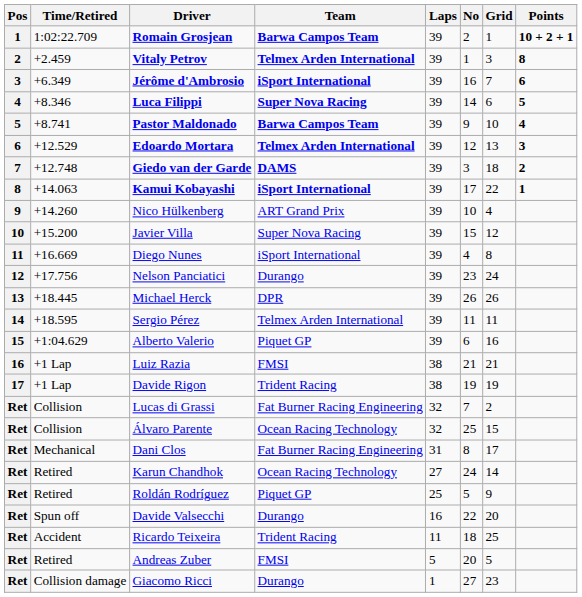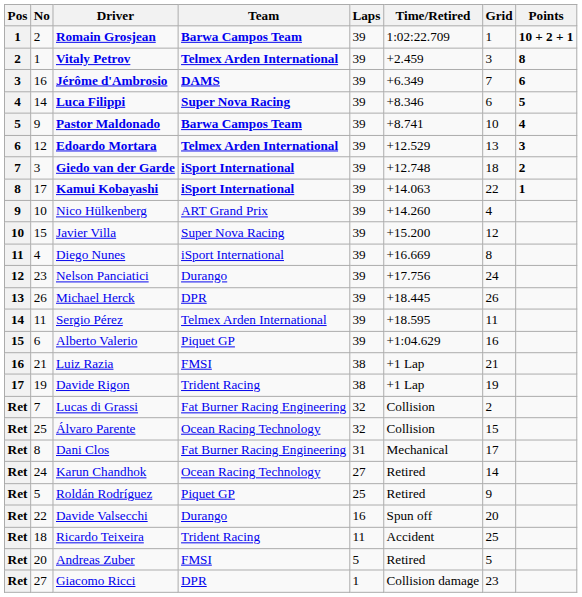columns swapped: (471, 14) <-> (80, 14)
(314, 80) iSport International -> (200, 80) DAMS
(277, 167) DAMS -> (238, 167) iSport International
(281, 580) Durango -> (194, 580) DPR
